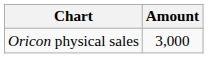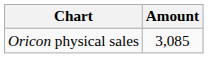(172, 40) 3,000 -> (172, 40) 3,085
